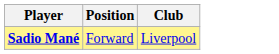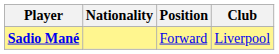+ column: (119, 15)
